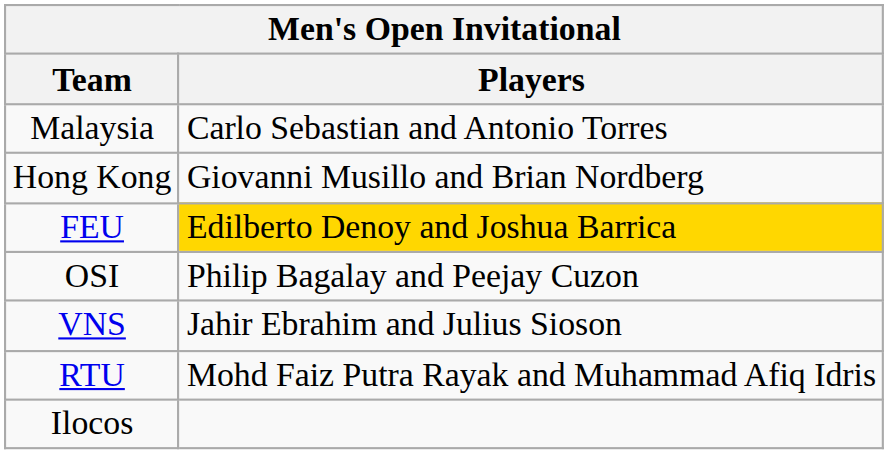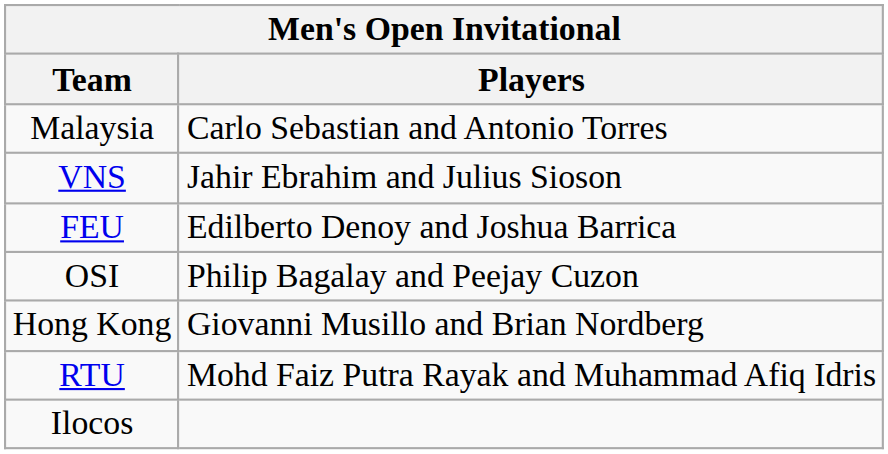rows swapped: (92, 177) <-> (92, 325)
(432, 226) gold background -> (432, 226) no background
